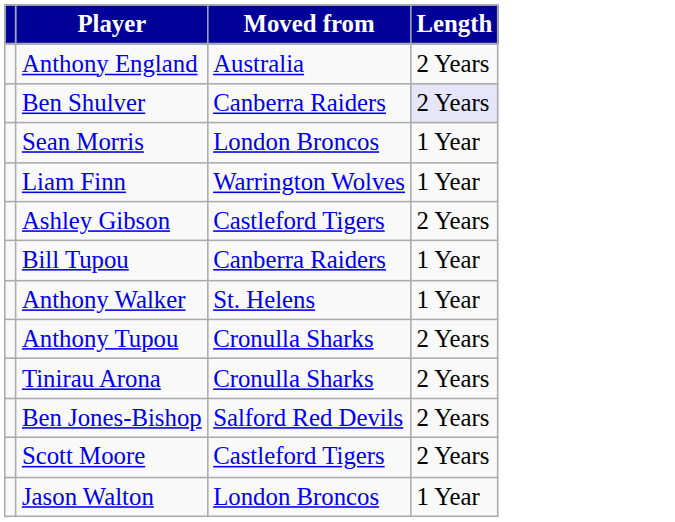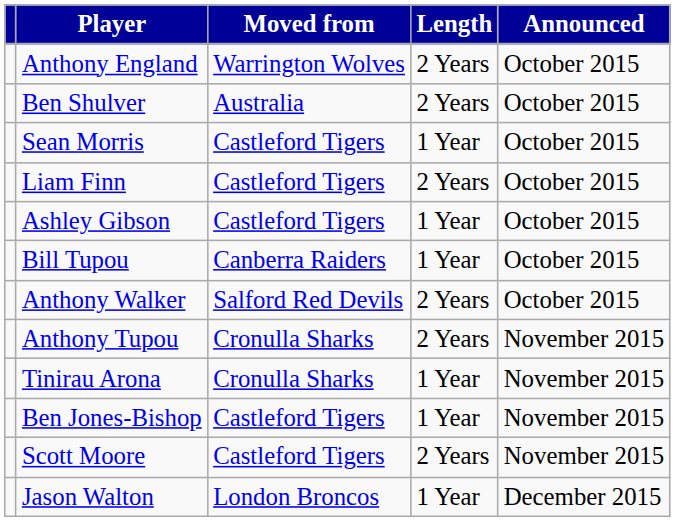+ column: (584, 24)
(259, 63) Australia -> (309, 63) Warrington Wolves
(300, 102) Canberra Raiders -> (259, 102) Australia
(453, 102) lavender background -> (453, 102) no background
(296, 142) London Broncos -> (299, 142) Castleford Tigers
(309, 181) Warrington Wolves -> (299, 181) Castleford Tigers
(448, 181) 1 Year -> (453, 181) 2 Years
(453, 220) 2 Years -> (448, 220) 1 Year
(264, 299) St. Helens -> (308, 299) Salford Red Devils
(448, 299) 1 Year -> (453, 299) 2 Years
(453, 378) 2 Years -> (448, 378) 1 Year
(308, 417) Salford Red Devils -> (299, 417) Castleford Tigers
(453, 417) 2 Years -> (448, 417) 1 Year
